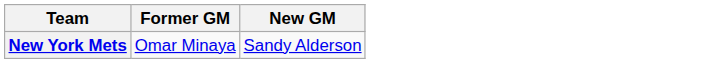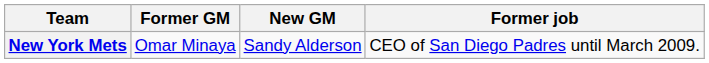+ column: (535, 18)
